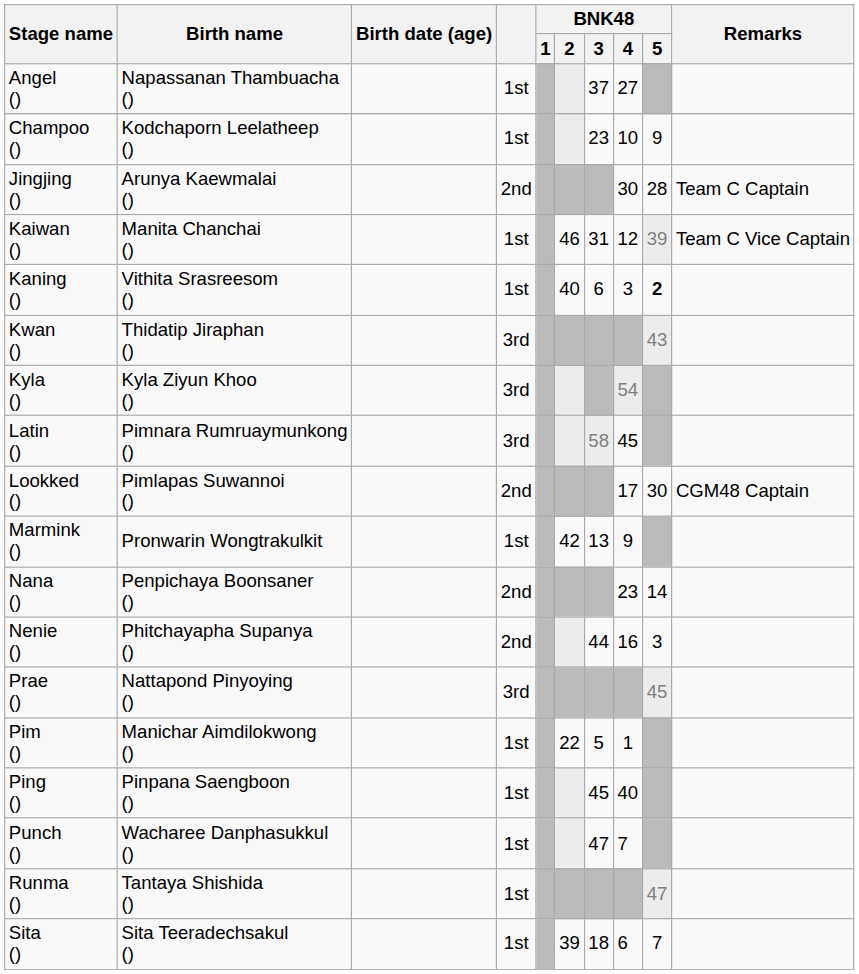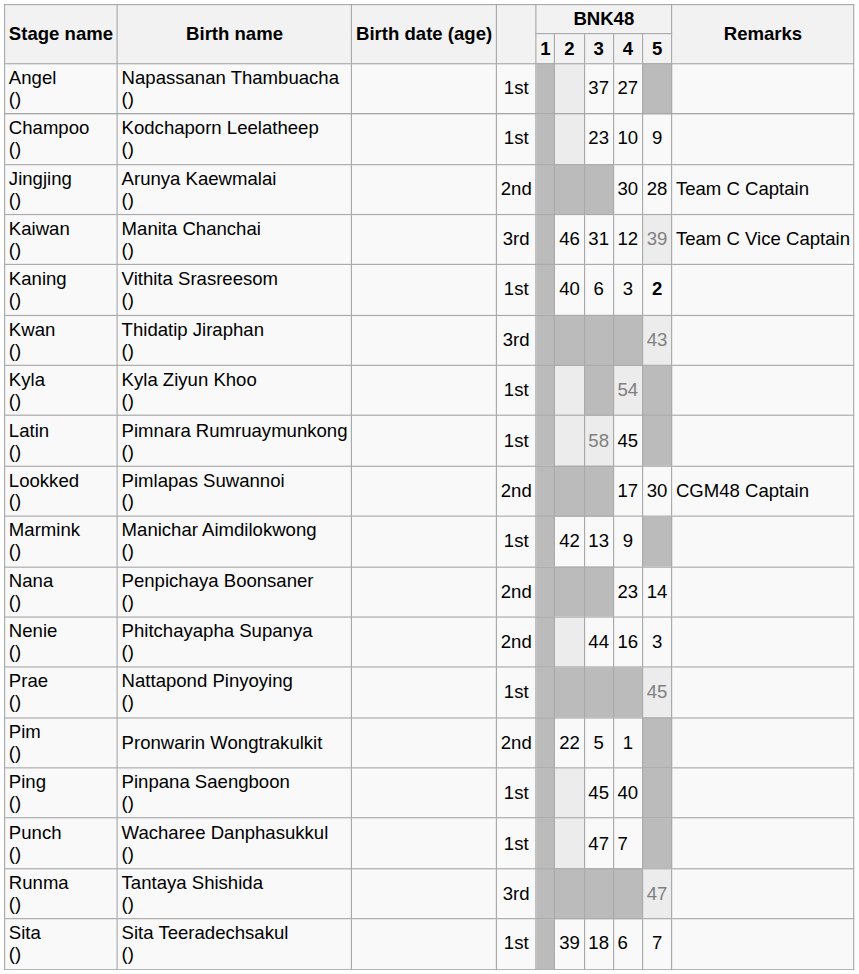(516, 239) 1st -> (516, 239) 3rd
(516, 390) 3rd -> (516, 390) 1st
(516, 440) 3rd -> (516, 440) 1st
(222, 541) Pronwarin Wongtrakulkit -> (219, 541) Manichar Aimdilokwong ()
(516, 692) 3rd -> (516, 692) 1st
(219, 742) Manichar Aimdilokwong () -> (222, 742) Pronwarin Wongtrakulkit
(516, 742) 1st -> (516, 742) 2nd
(516, 893) 1st -> (516, 893) 3rd
